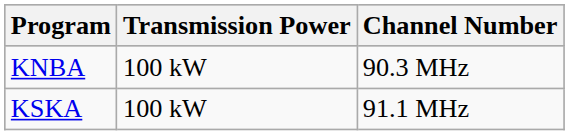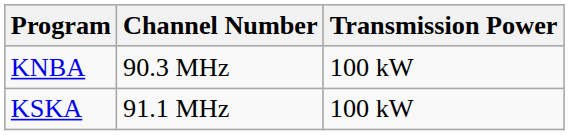columns swapped: (460, 25) <-> (237, 25)
